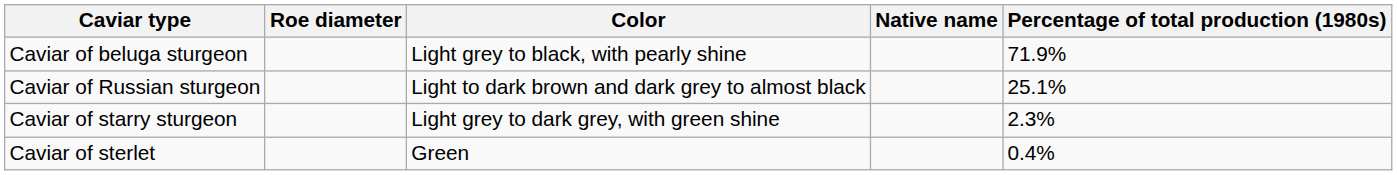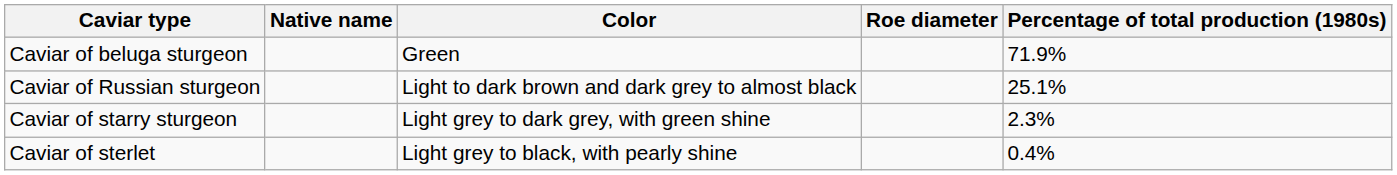columns swapped: (937, 20) <-> (336, 20)
(579, 53) Light grey to black, with pearly shine -> (431, 53) Green
(440, 152) Green -> (570, 152) Light grey to black, with pearly shine
